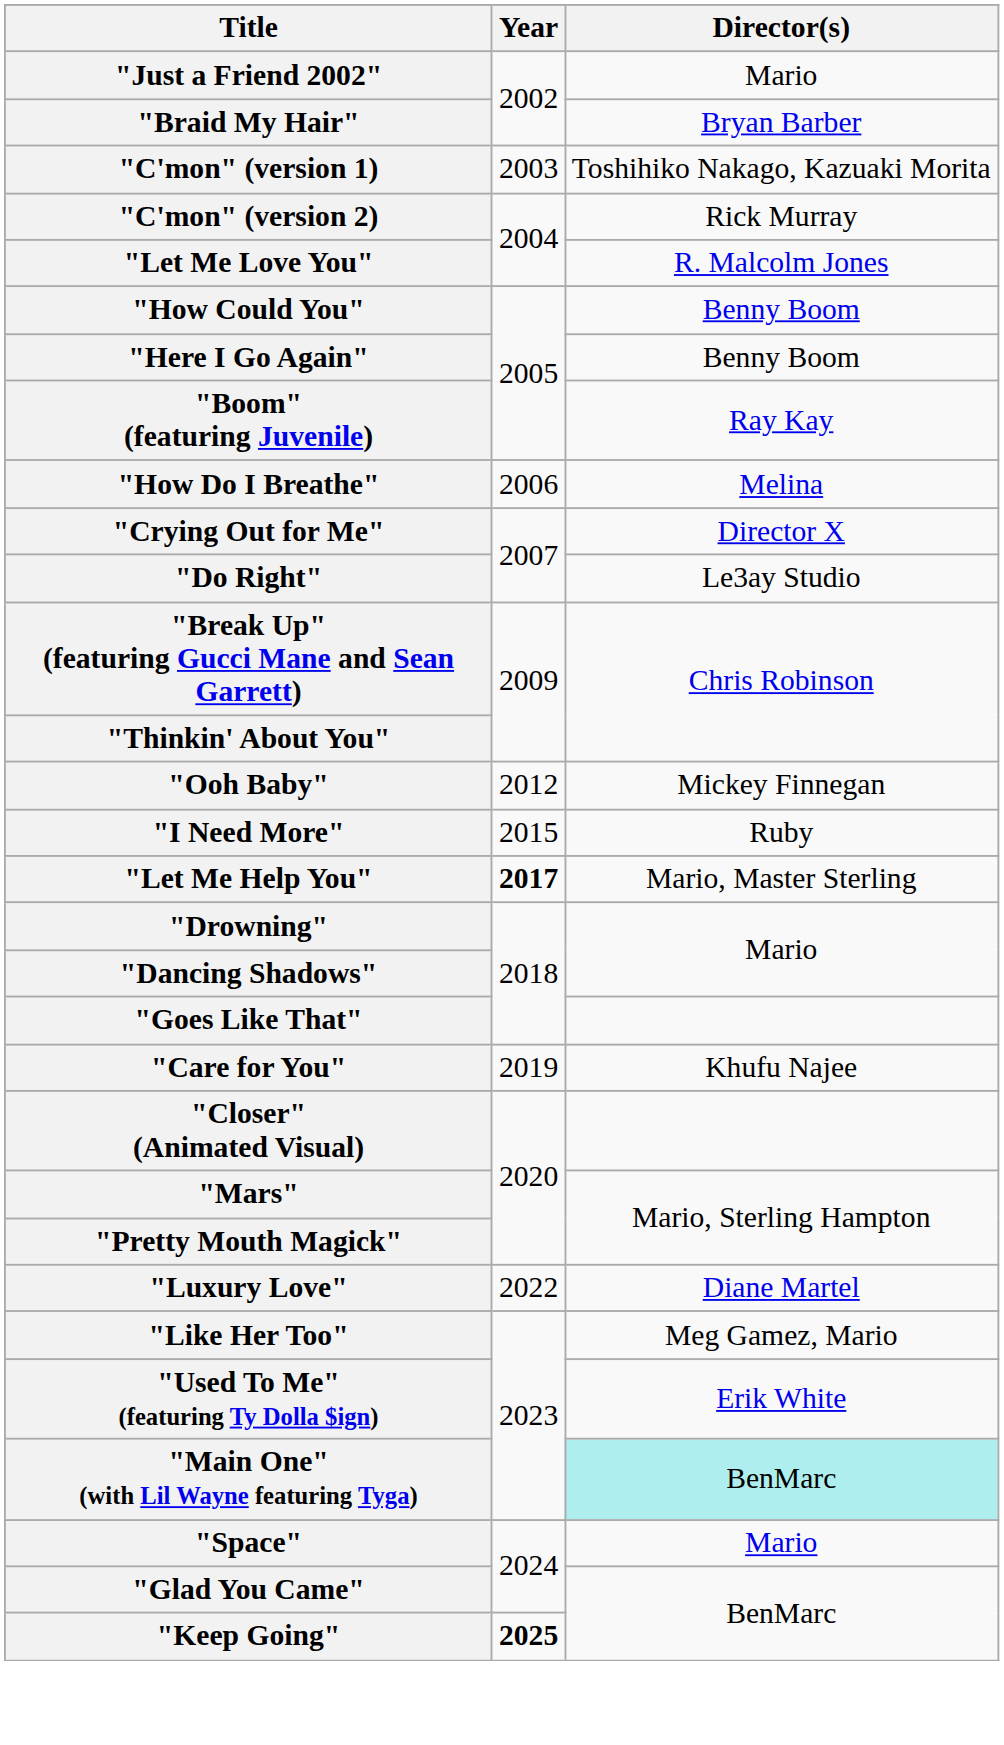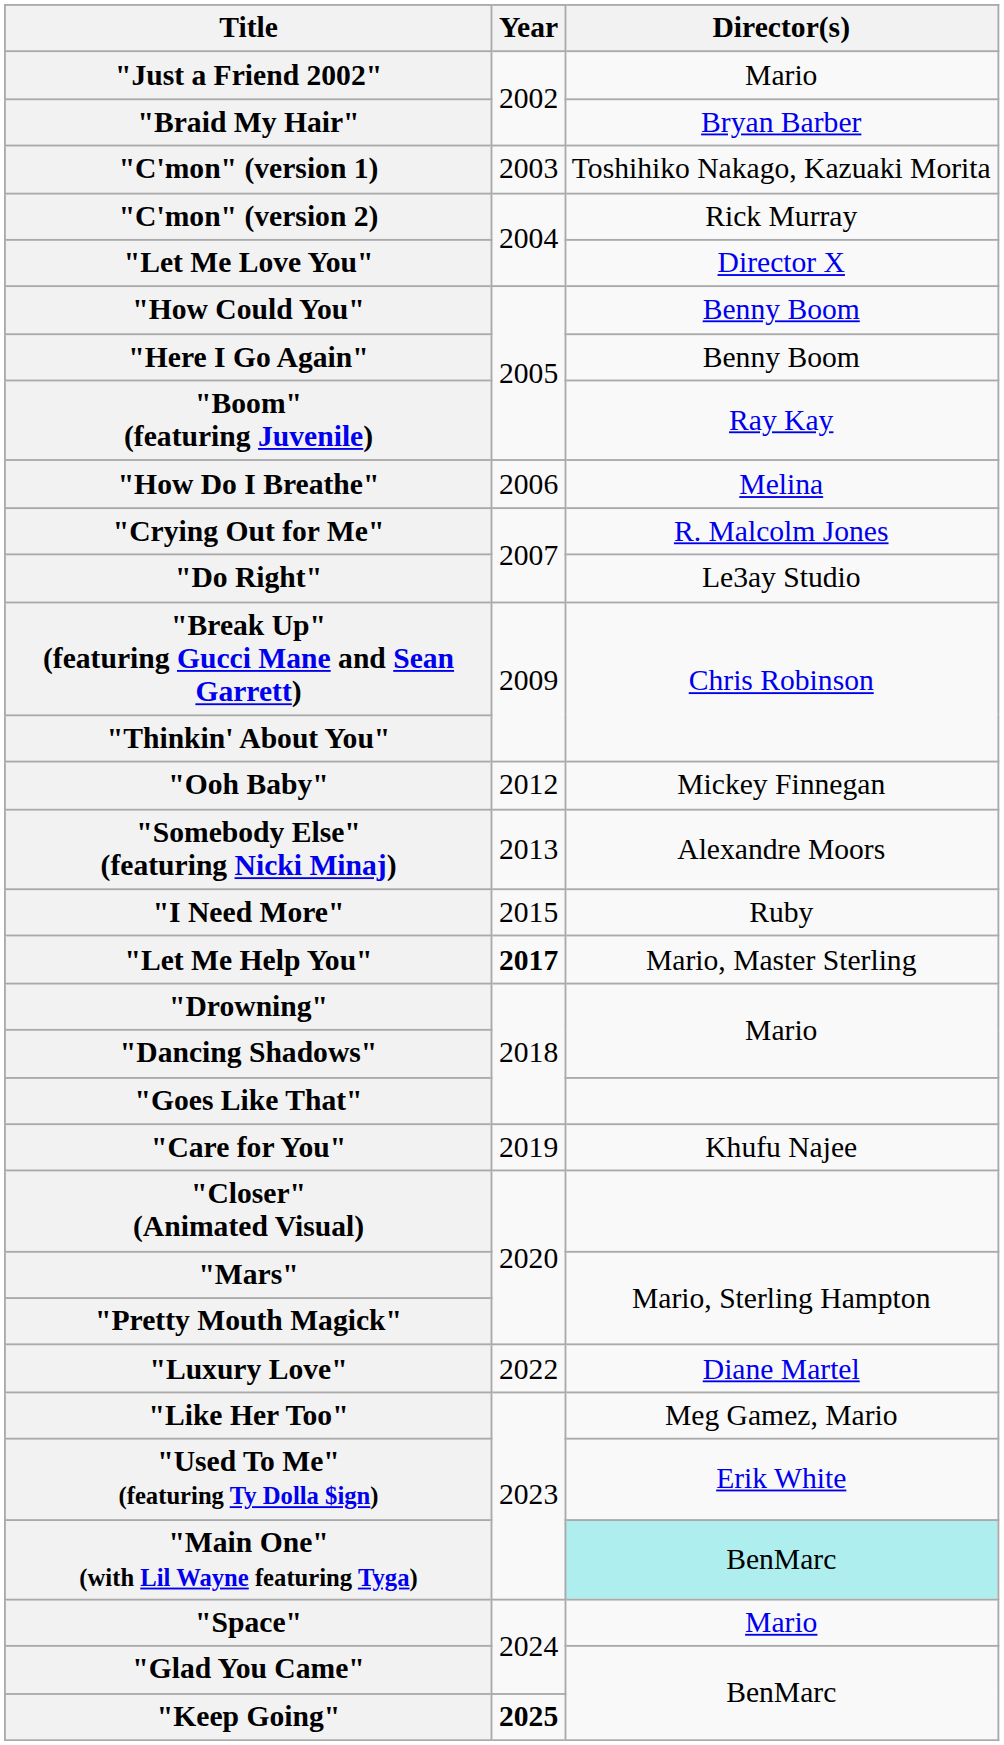(781, 262) R. Malcolm Jones -> (781, 262) Director X
(781, 530) Director X -> (781, 530) R. Malcolm Jones
+ row: (249, 848)
